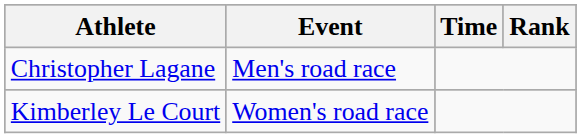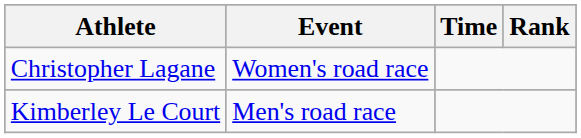(314, 68) Men's road race -> (330, 68) Women's road race
(330, 111) Women's road race -> (314, 111) Men's road race
